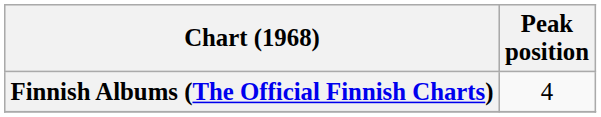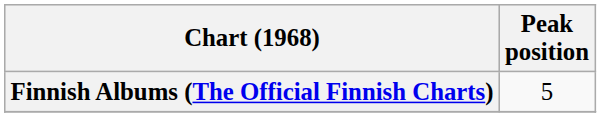(547, 91) 4 -> (547, 91) 5
